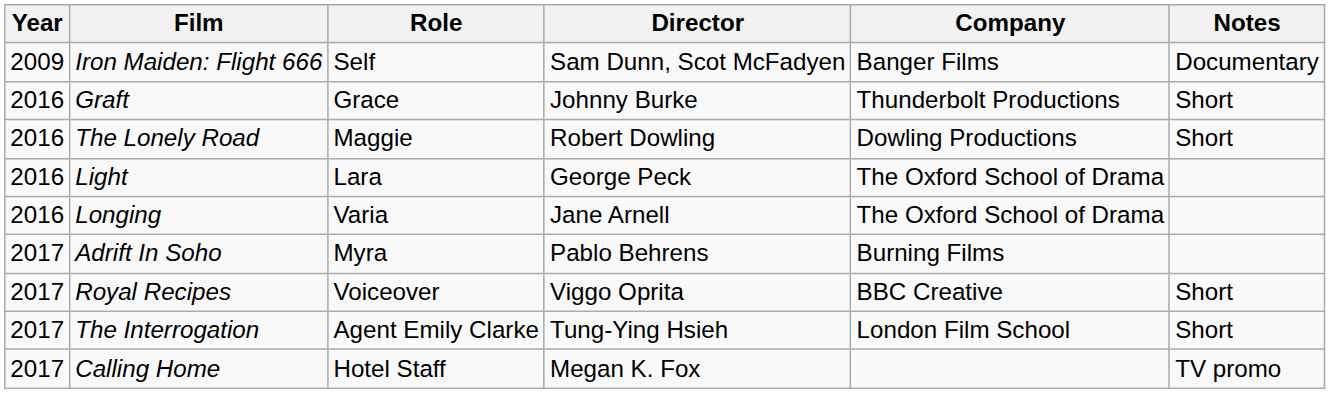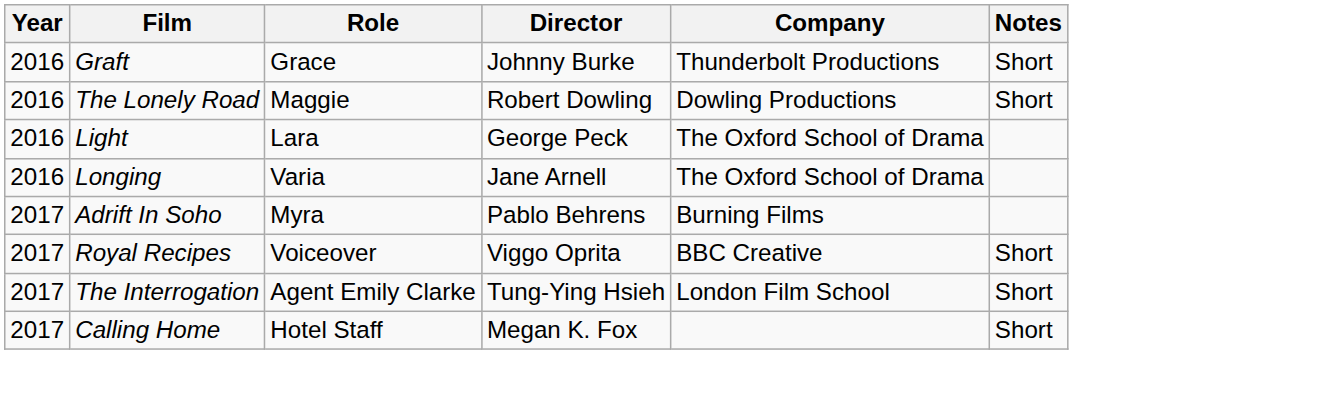- row: (199, 61)
(1228, 368) TV promo -> (1024, 330) Short
